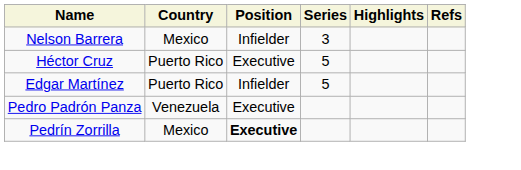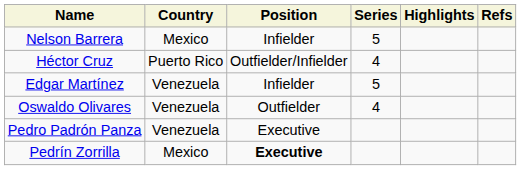(325, 38) 3 -> (376, 38) 5
(264, 61) Executive -> (289, 61) Outfielder/Infielder
(325, 61) 5 -> (376, 61) 4
(186, 84) Puerto Rico -> (186, 84) Venezuela
+ row: (75, 107)
